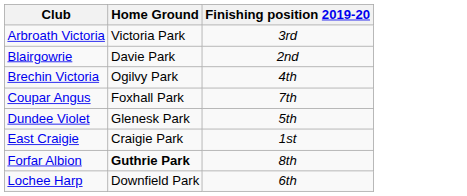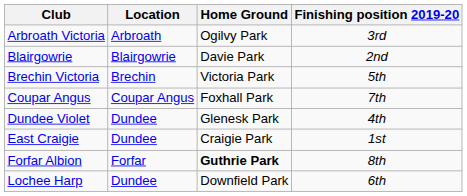+ column: (153, 14)
(148, 35) Victoria Park -> (234, 35) Ogilvy Park
(144, 77) Ogilvy Park -> (237, 77) Victoria Park
(288, 77) 4th -> (377, 77) 5th
(288, 118) 5th -> (377, 118) 4th
